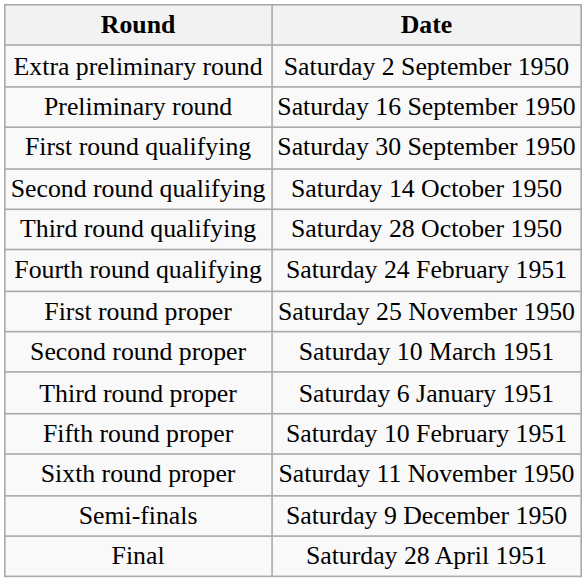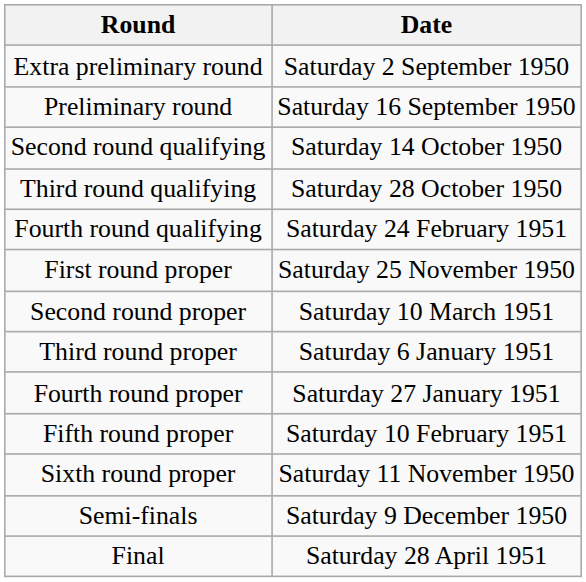- row: (138, 147)
+ row: (138, 392)
